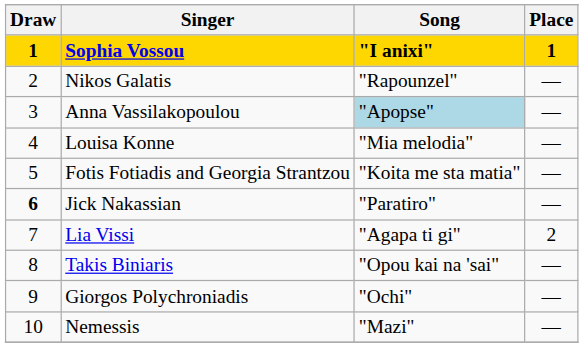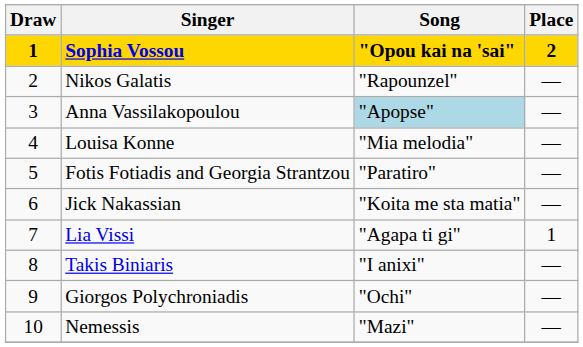(396, 50) "I anixi" -> (437, 50) "Opou kai na 'sai"
(551, 50) 1 -> (551, 50) 2
(440, 173) "Koita me sta matia" -> (397, 173) "Paratiro"
(33, 204) bold -> (33, 204) normal
(397, 204) "Paratiro" -> (440, 204) "Koita me sta matia"
(551, 234) 2 -> (551, 234) 1
(429, 265) "Opou kai na 'sai" -> (392, 265) "I anixi"
